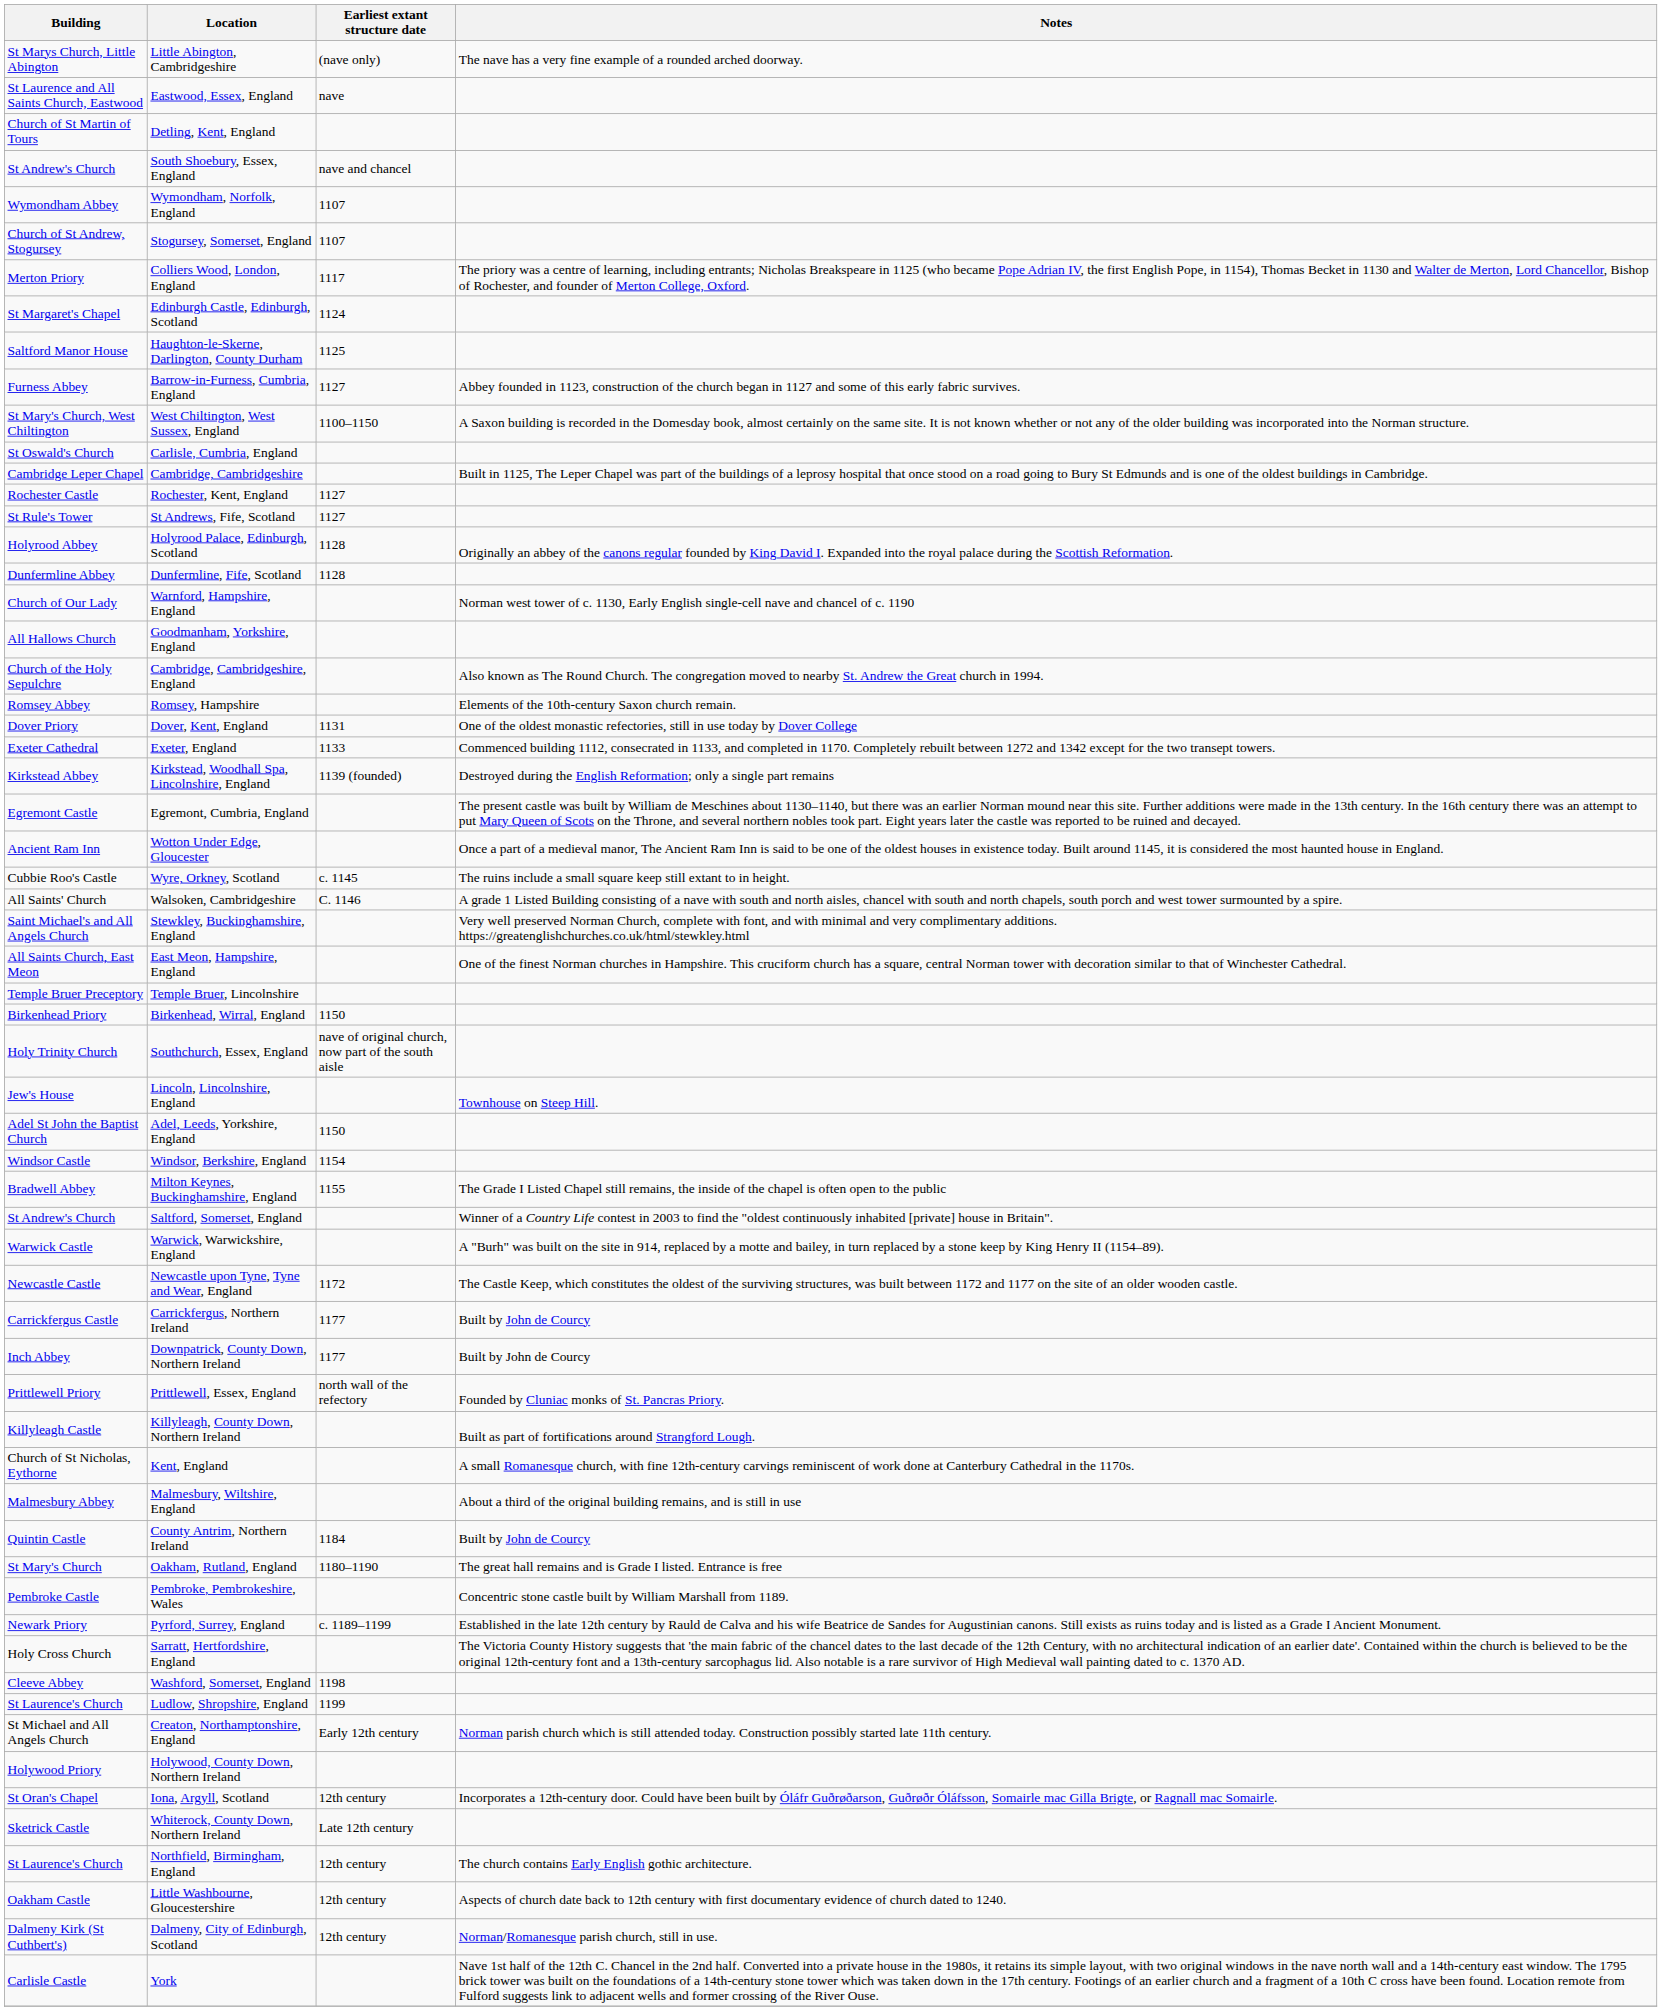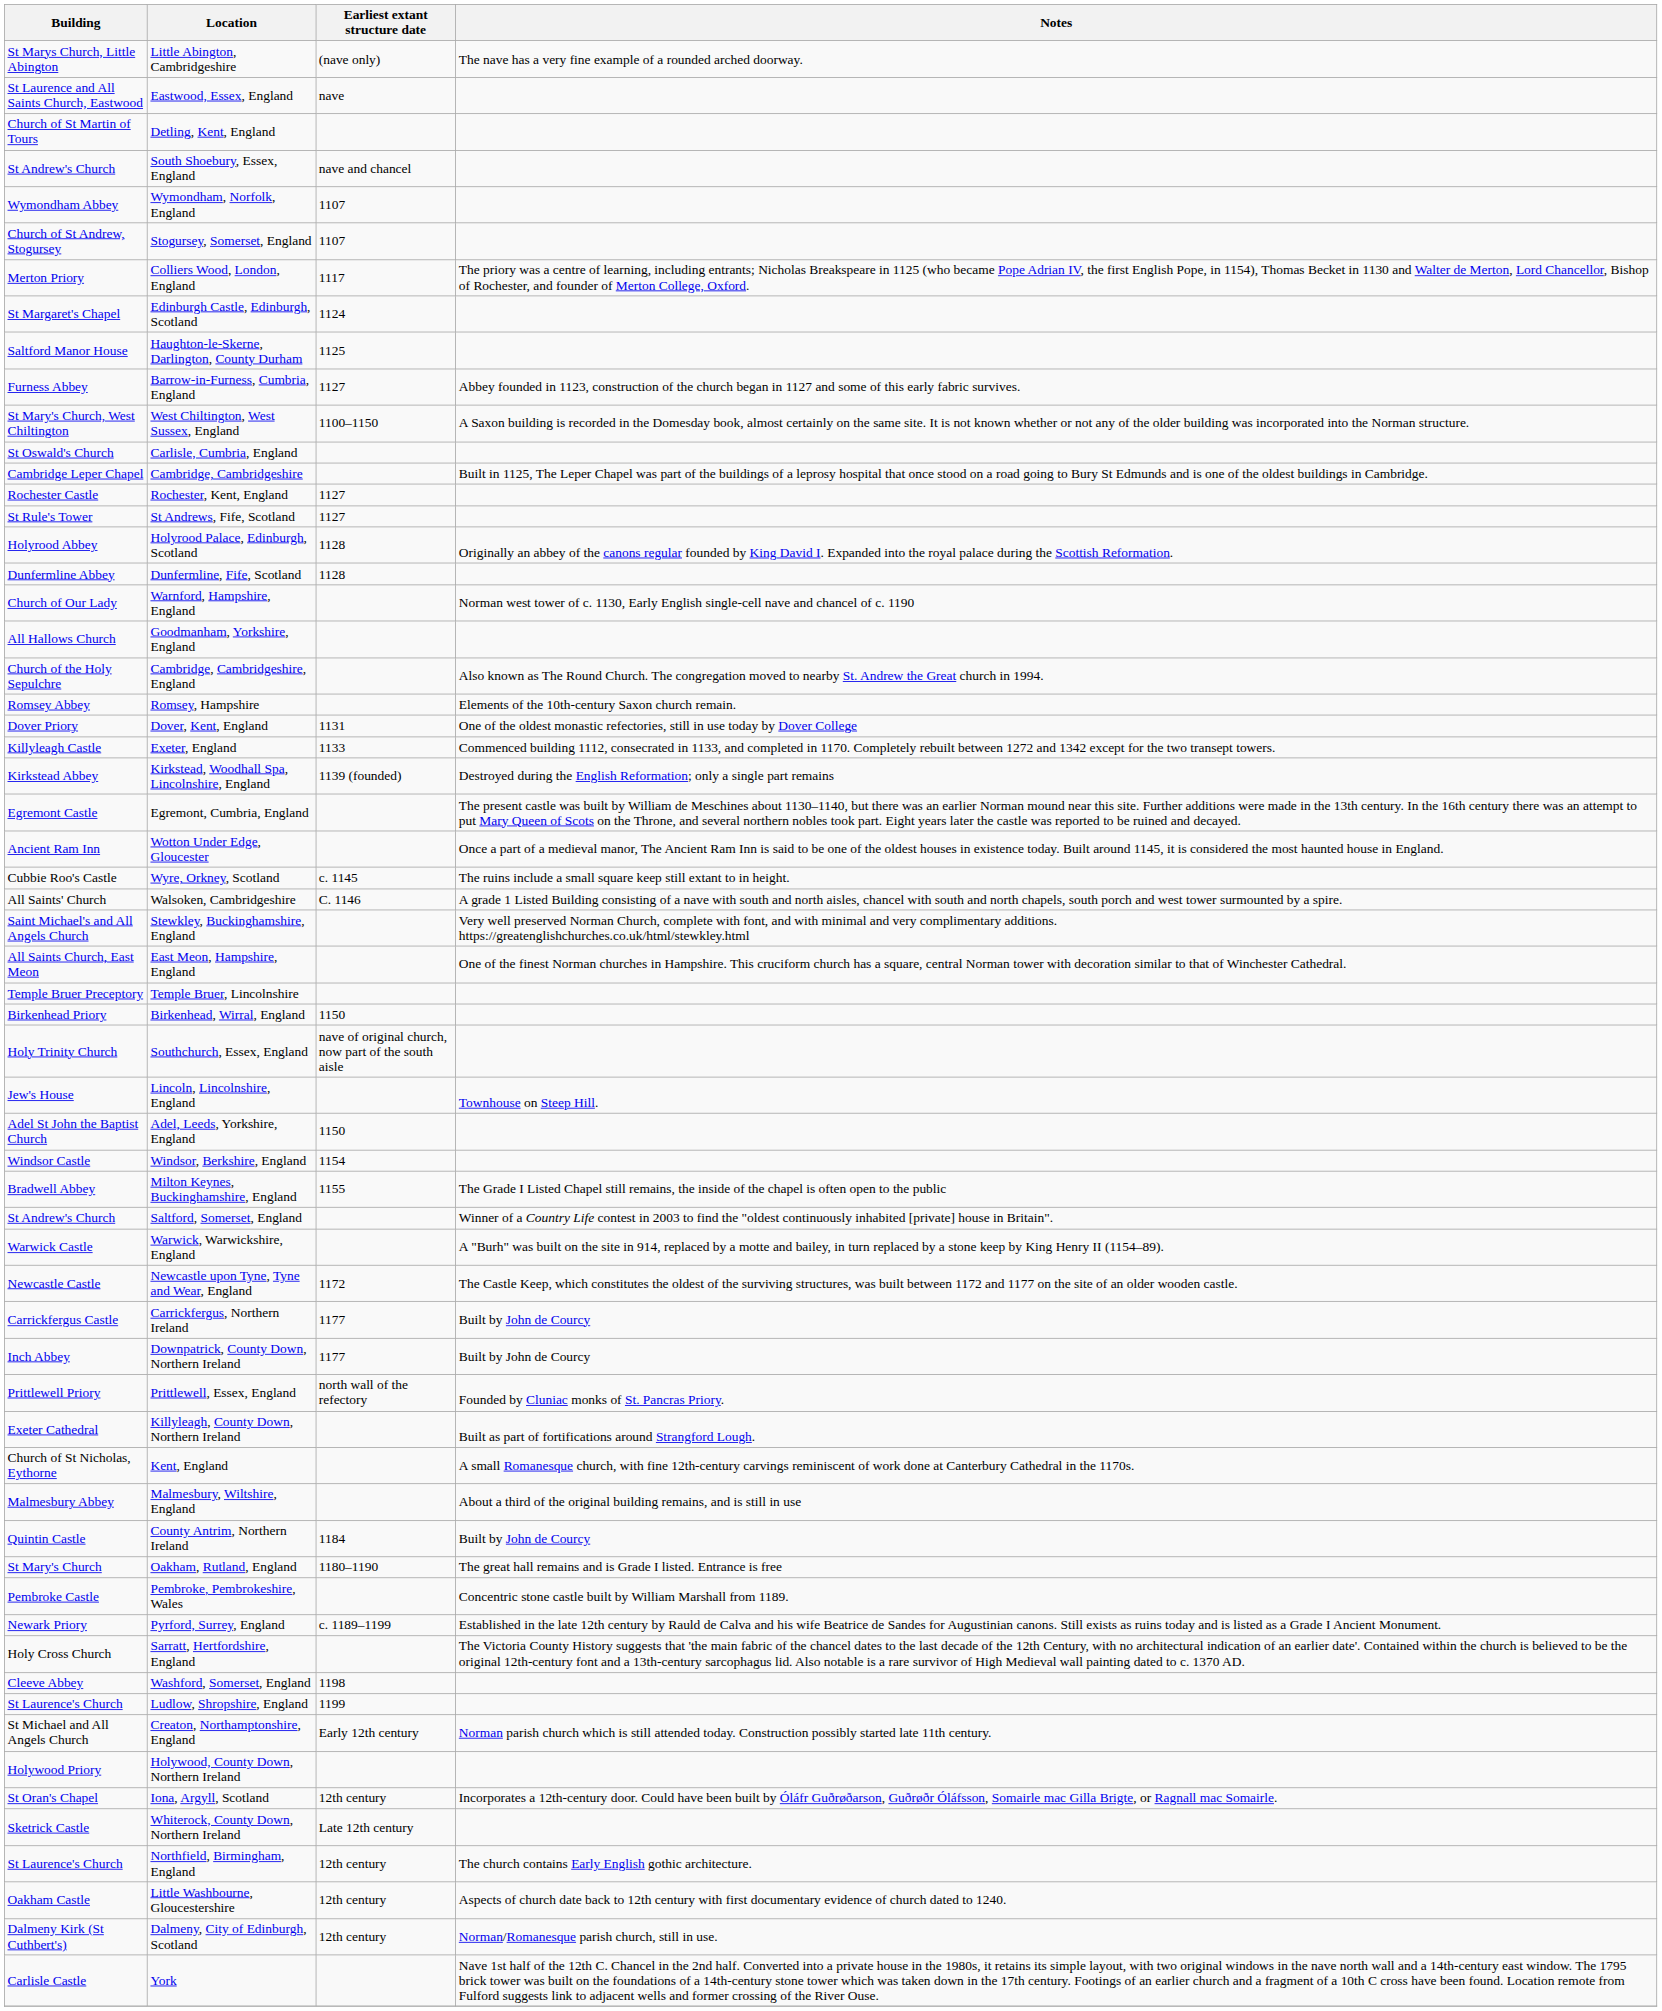(53, 747) Exeter Cathedral -> (54, 747) Killyleagh Castle
(54, 1429) Killyleagh Castle -> (53, 1429) Exeter Cathedral
